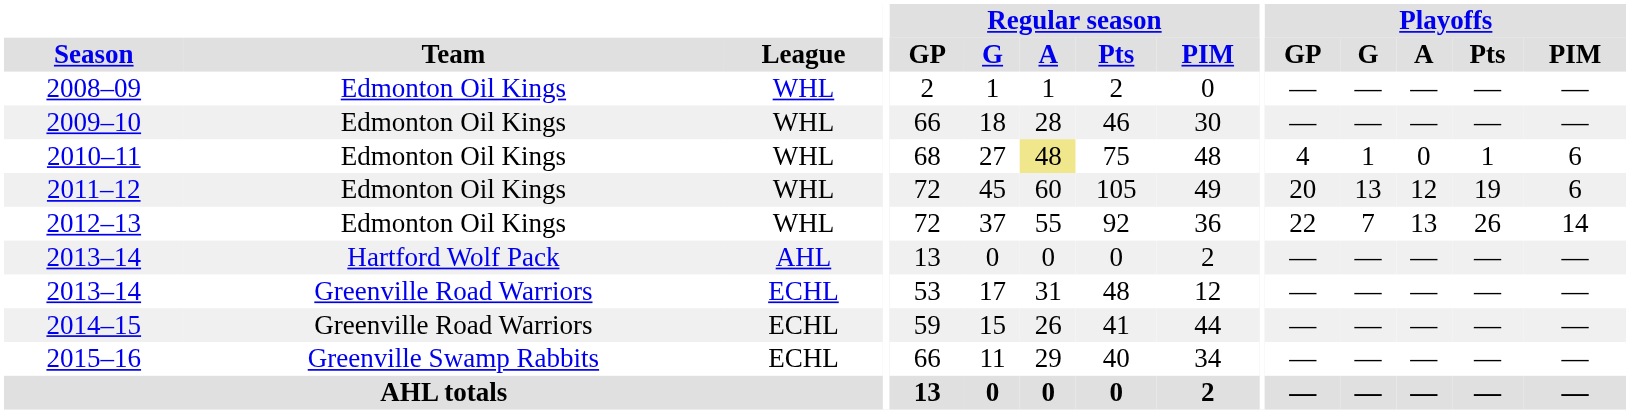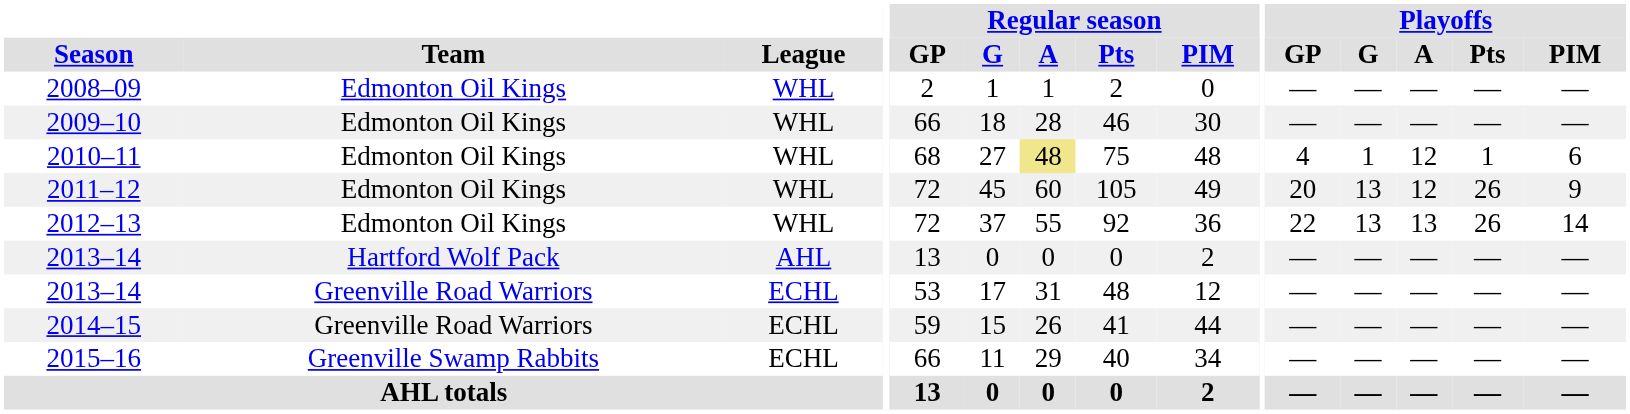(1424, 155) 0 -> (1424, 155) 12
(1488, 189) 19 -> (1488, 189) 26
(1575, 189) 6 -> (1575, 189) 9
(1368, 223) 7 -> (1368, 223) 13
